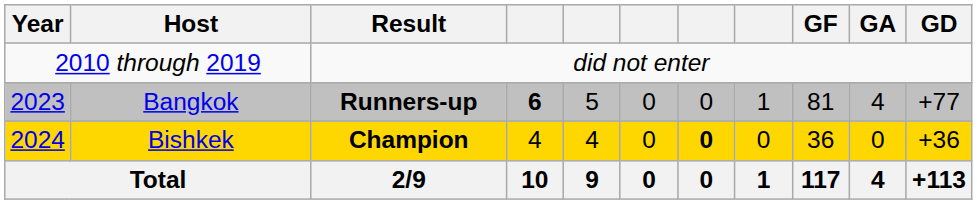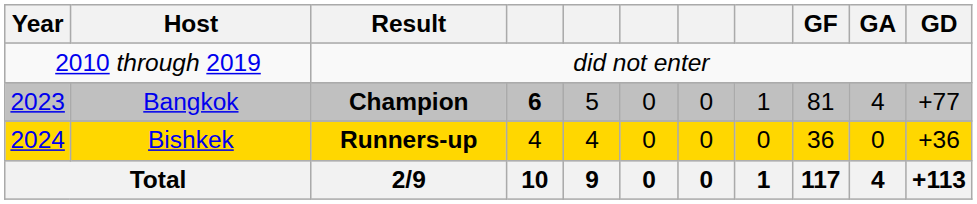(409, 101) Runners-up -> (409, 101) Champion
(409, 140) Champion -> (409, 140) Runners-up
(706, 140) bold -> (706, 140) normal
